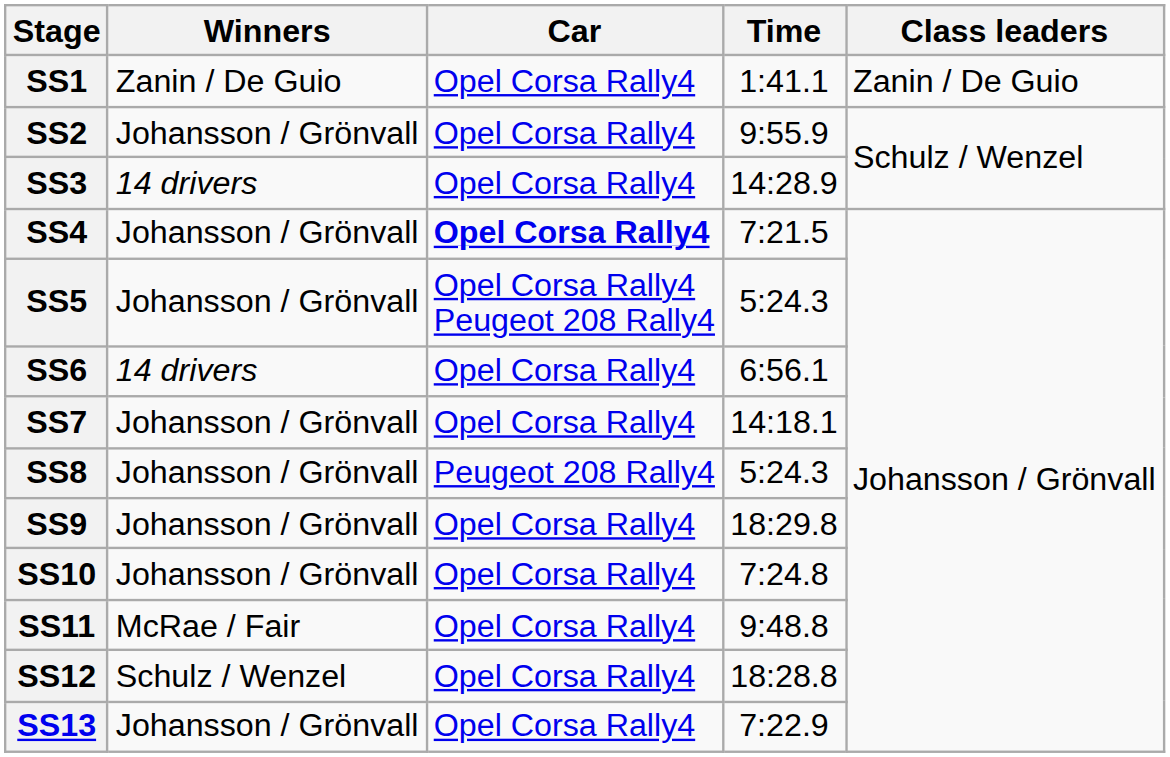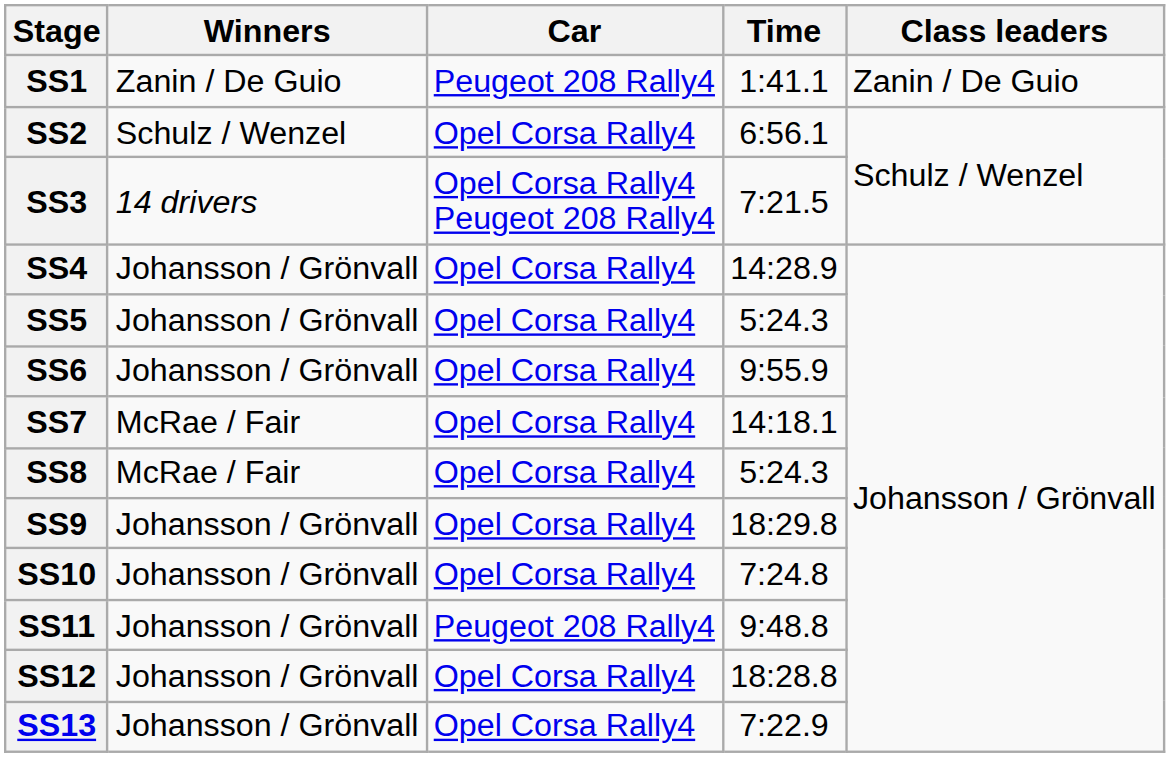(564, 81) Opel Corsa Rally4 -> (574, 81) Peugeot 208 Rally4
(267, 132) Johansson / Grönvall -> (231, 132) Schulz / Wenzel
(784, 132) 9:55.9 -> (784, 132) 6:56.1
(564, 183) Opel Corsa Rally4 -> (574, 200) Opel Corsa Rally4 Peugeot 208 Rally4
(784, 183) 14:28.9 -> (784, 200) 7:21.5
(572, 233) bold -> (564, 269) normal
(784, 233) 7:21.5 -> (784, 269) 14:28.9
(574, 302) Opel Corsa Rally4 Peugeot 208 Rally4 -> (564, 320) Opel Corsa Rally4
(187, 371) 14 drivers -> (267, 371) Johansson / Grönvall
(784, 371) 6:56.1 -> (784, 371) 9:55.9
(267, 421) Johansson / Grönvall -> (208, 421) McRae / Fair
(267, 472) Johansson / Grönvall -> (208, 472) McRae / Fair
(574, 472) Peugeot 208 Rally4 -> (564, 472) Opel Corsa Rally4
(208, 625) McRae / Fair -> (267, 625) Johansson / Grönvall
(564, 625) Opel Corsa Rally4 -> (574, 625) Peugeot 208 Rally4
(231, 675) Schulz / Wenzel -> (267, 675) Johansson / Grönvall
